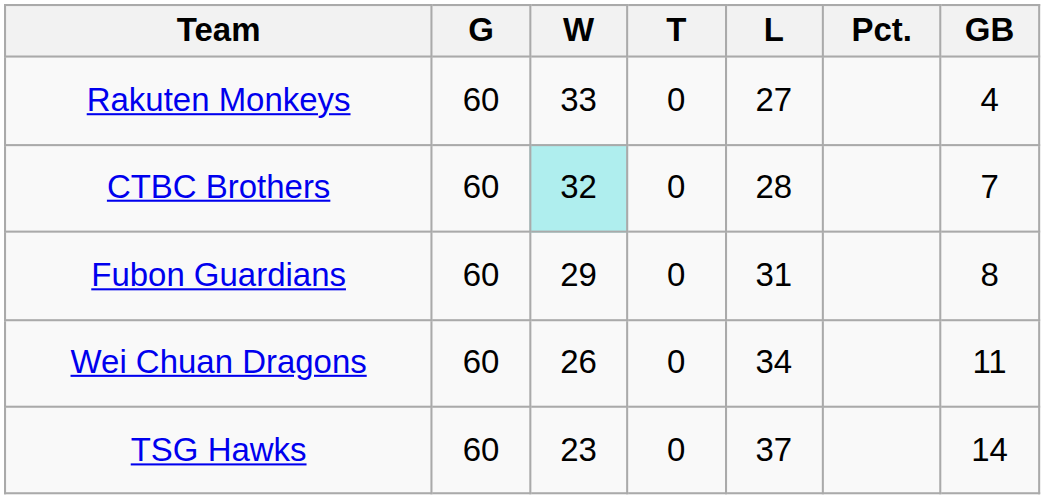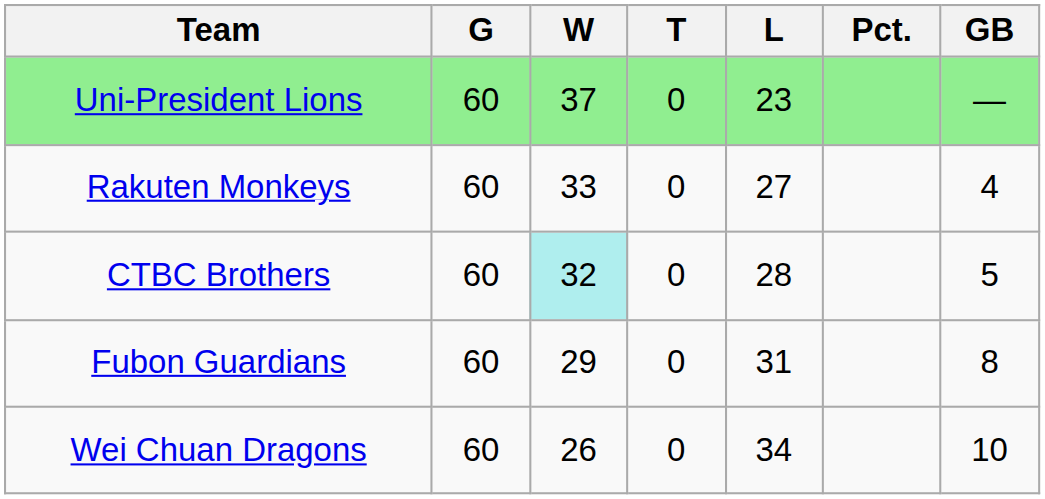+ row: (219, 100)
(990, 187) 7 -> (990, 275) 5
(990, 362) 11 -> (990, 449) 10
- row: (219, 449)
